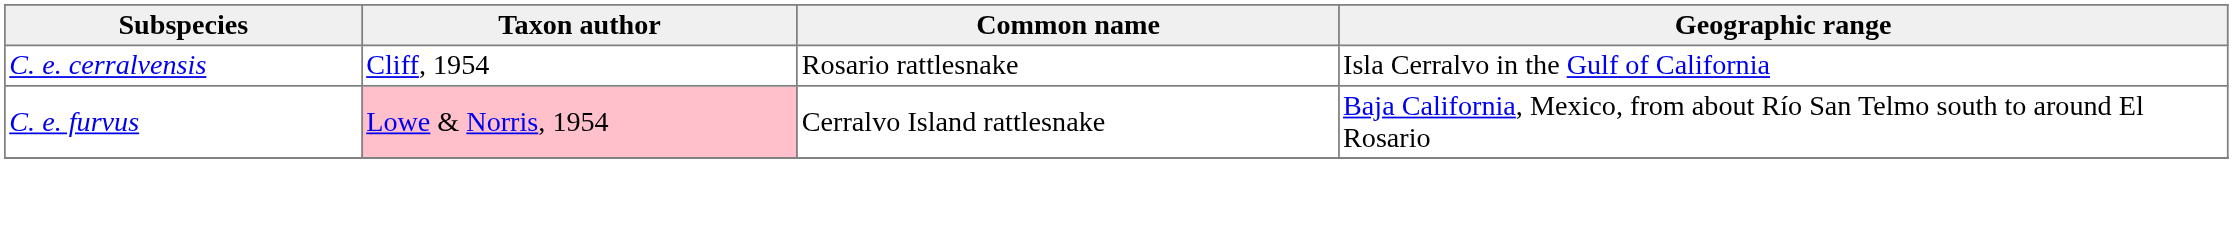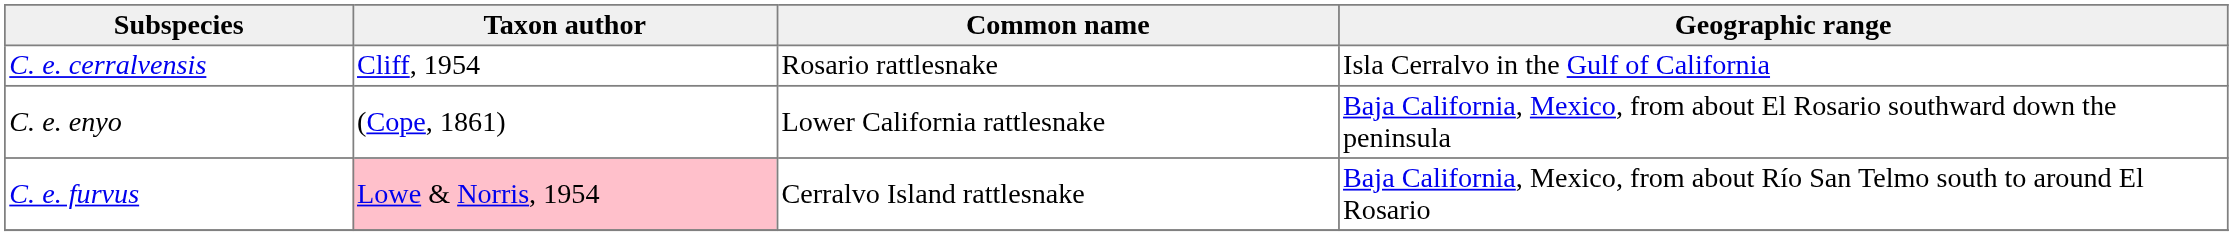+ row: (66, 121)
